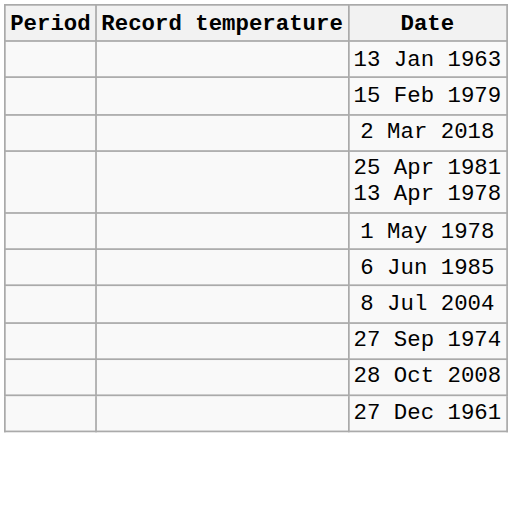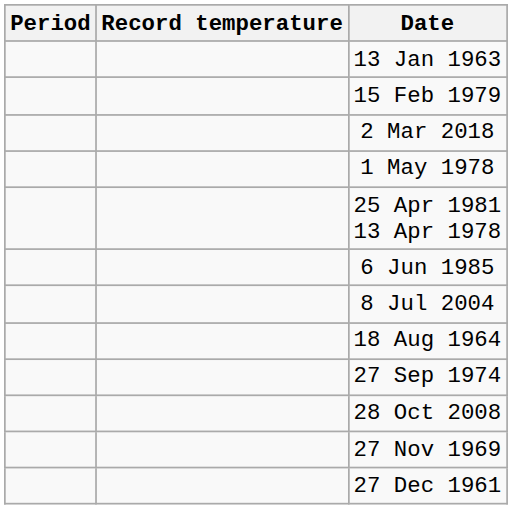rows swapped: (427, 182) <-> (427, 231)
+ row: (427, 340)
+ row: (427, 450)
